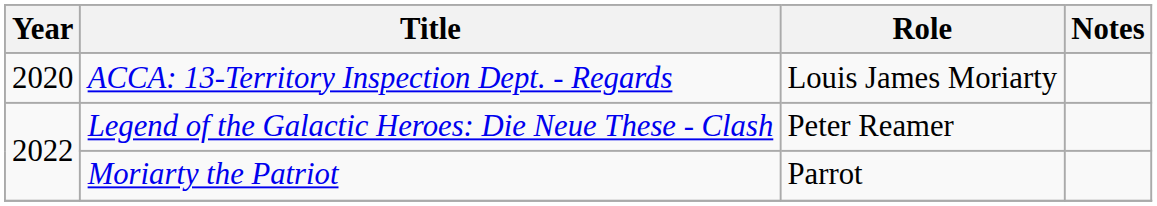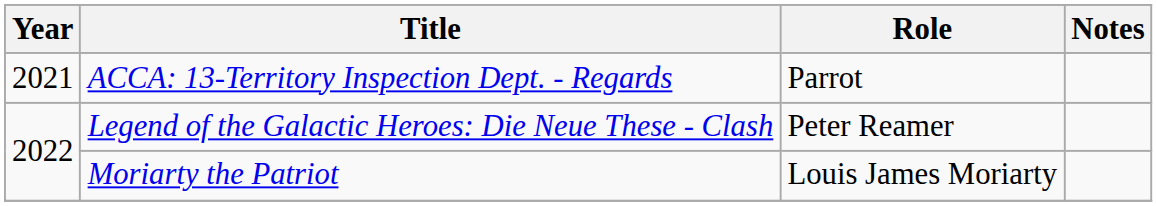(43, 77) 2020 -> (43, 77) 2021
(922, 77) Louis James Moriarty -> (825, 77) Parrot
(825, 175) Parrot -> (922, 175) Louis James Moriarty
